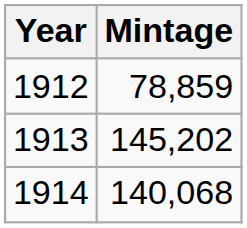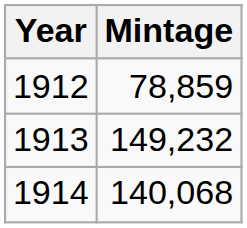(172, 139) 145,202 -> (172, 139) 149,232
